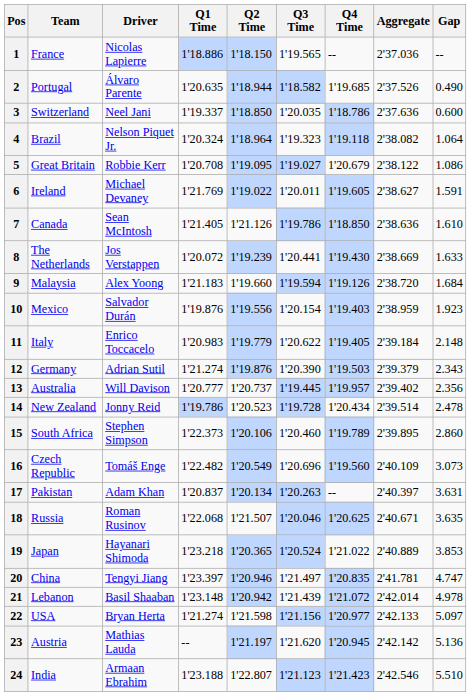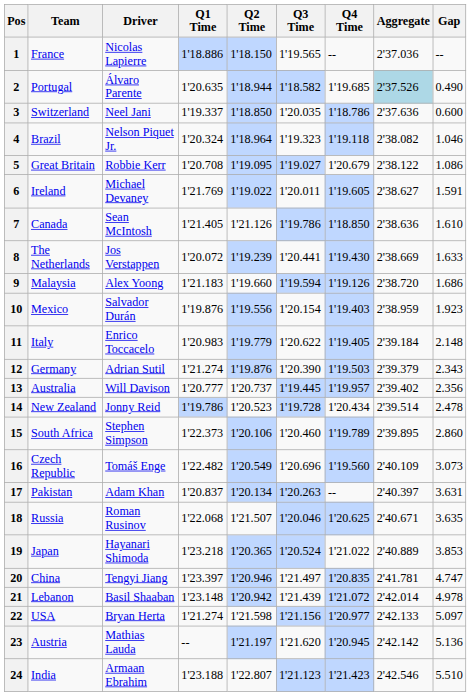(398, 86) no background -> (398, 86) lightblue background
(449, 139) 1.064 -> (449, 139) 1.046
(449, 283) 1.684 -> (449, 283) 1.686
